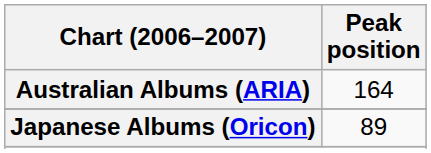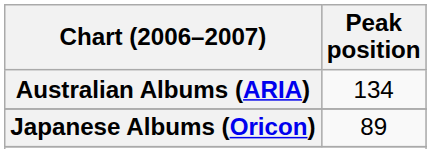(374, 89) 164 -> (374, 89) 134
